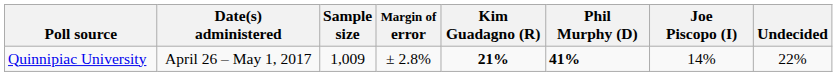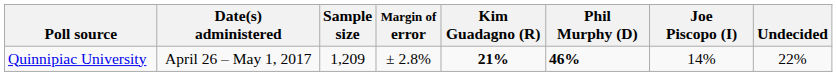(348, 58) 1,009 -> (348, 58) 1,209
(564, 58) 41% -> (564, 58) 46%
